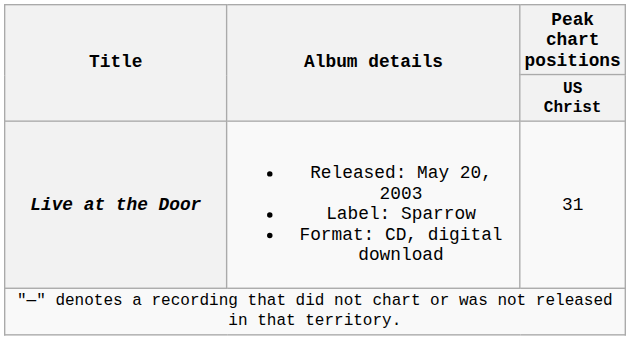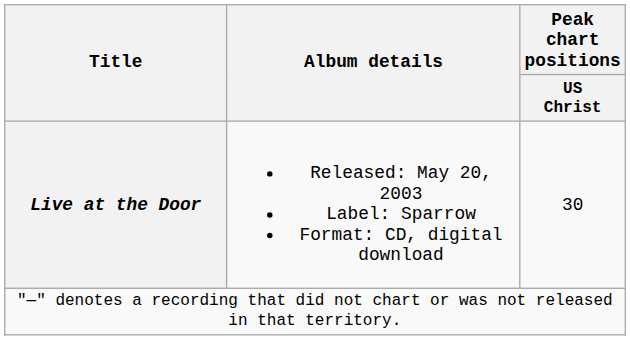(573, 205) 31 -> (573, 205) 30
